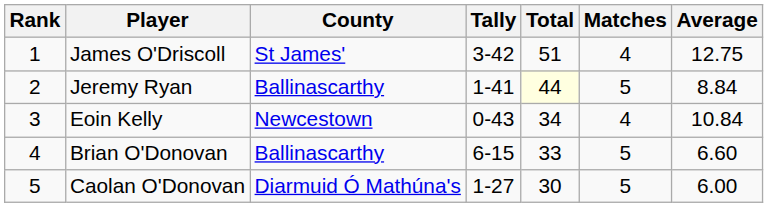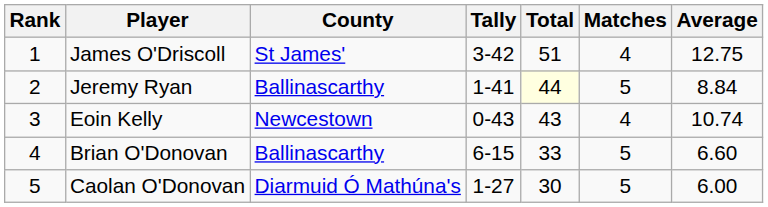(550, 119) 34 -> (550, 119) 43
(717, 119) 10.84 -> (717, 119) 10.74
